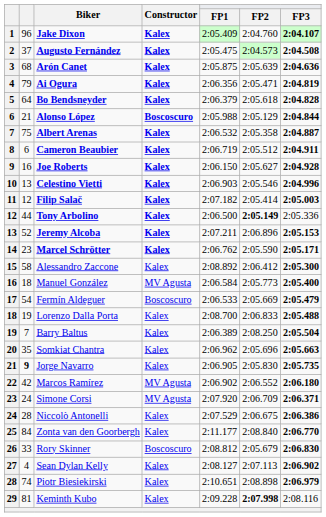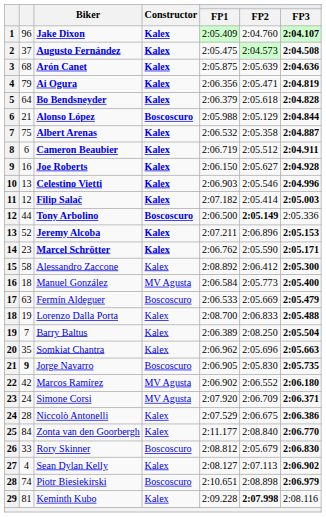(157, 216) Kalex -> (169, 216) Boscoscuro
(27, 299) 54 -> (27, 299) 63
(157, 365) Kalex -> (168, 365) Boscoscuro
(157, 482) Kalex -> (168, 482) Boscoscuro
